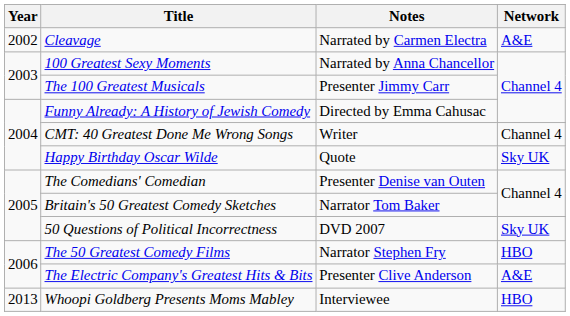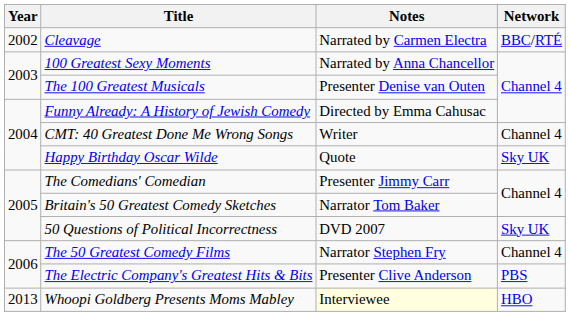(517, 39) A&E -> (532, 39) BBC/RTÉ
(384, 87) Presenter Jimmy Carr -> (402, 87) Presenter Denise van Outen
(402, 181) Presenter Denise van Outen -> (384, 181) Presenter Jimmy Carr
(517, 252) HBO -> (531, 252) Channel 4
(517, 275) A&E -> (514, 275) PBS
(354, 299) no background -> (354, 299) lightyellow background
